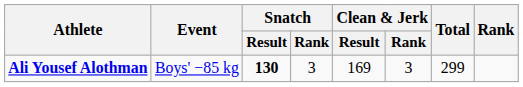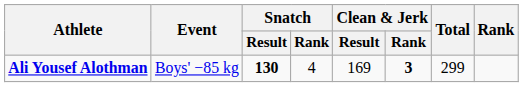(312, 68) 3 -> (312, 68) 4
(409, 68) normal -> (409, 68) bold
